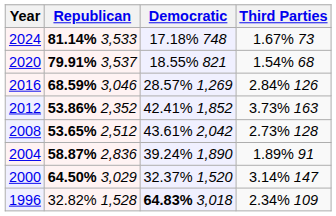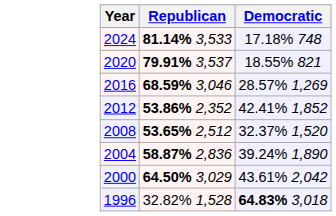- column: (283, 16)
(188, 131) 43.61% 2,042 -> (283, 131) 32.37% 1,520
(188, 176) 32.37% 1,520 -> (283, 176) 43.61% 2,042
